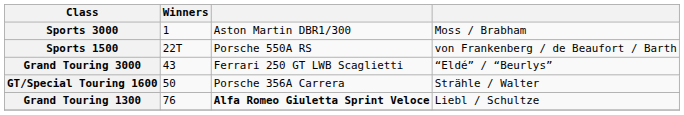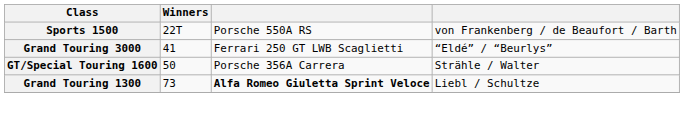- row: (82, 31)
(169, 66) 43 -> (169, 49) 41
(169, 101) 76 -> (169, 84) 73
